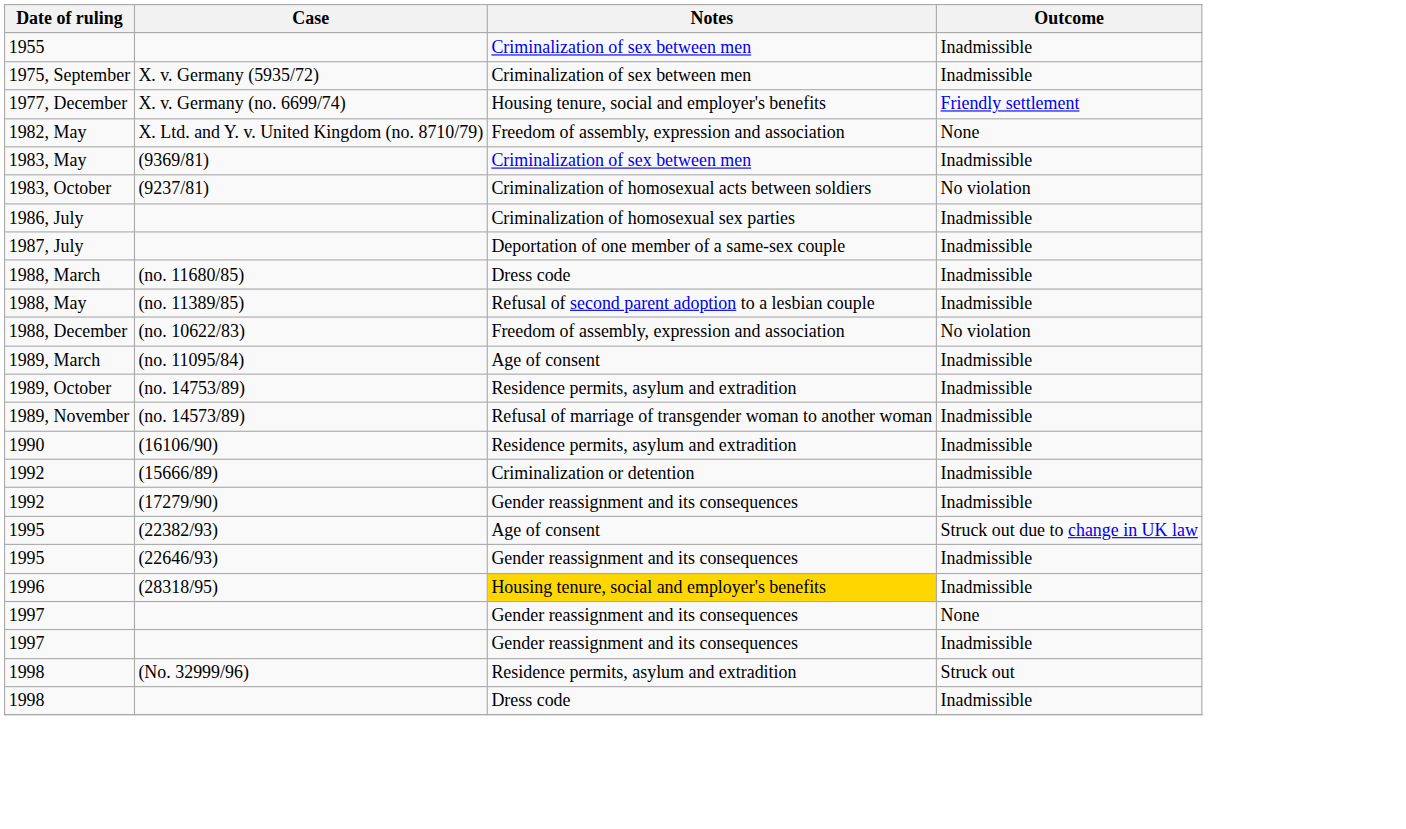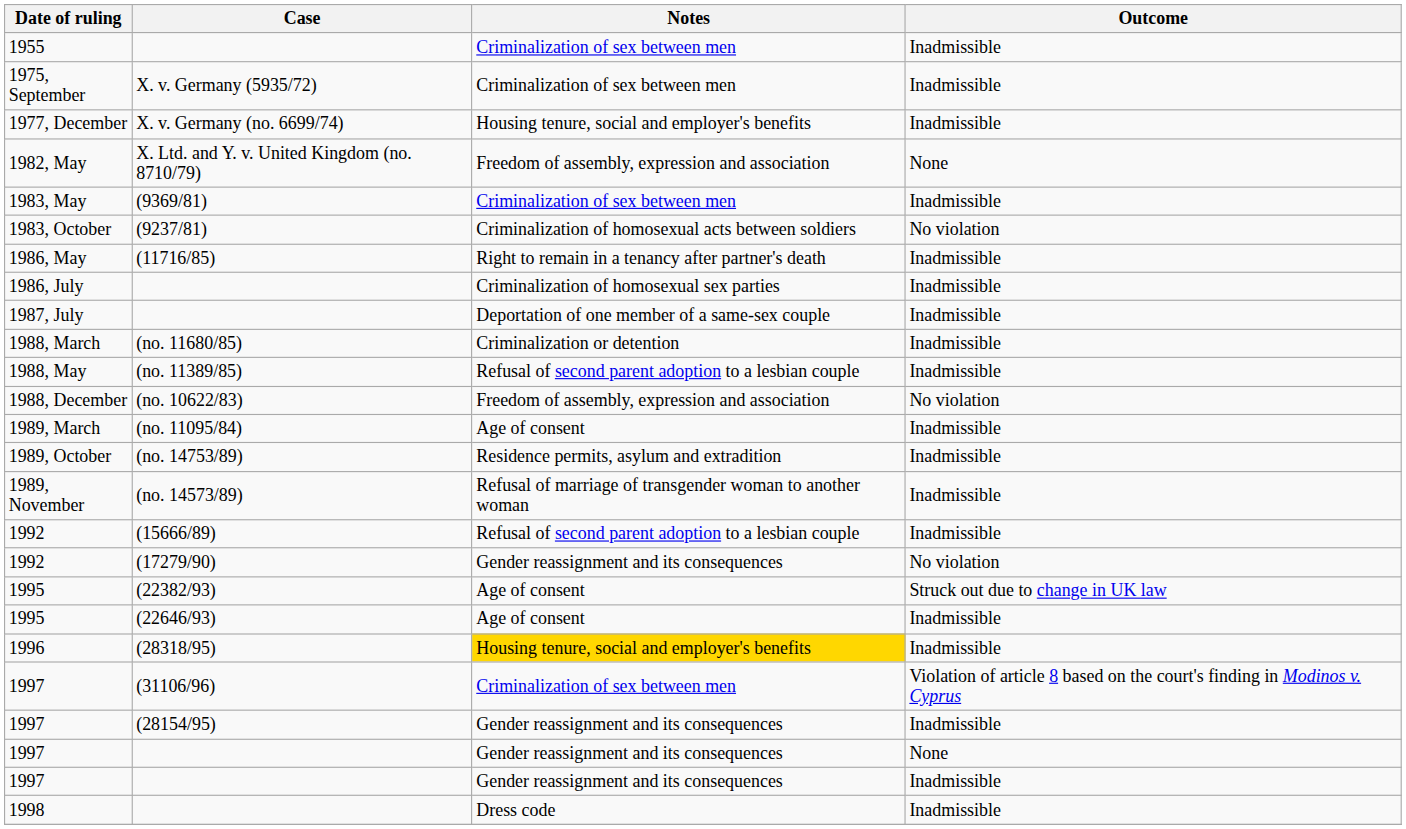(1010, 103) Friendly settlement -> (955, 124) Inadmissible
+ row: (48, 257)
(531, 274) Dress code -> (578, 343) Criminalization or detention
- row: (27, 445)
(593, 473) Criminalization or detention -> (668, 533) Refusal of second parent adoption to a lesbian couple
(986, 501) Inadmissible -> (954, 562) No violation
(645, 558) Gender reassignment and its consequences -> (531, 619) Age of consent
+ row: (27, 686)
+ row: (27, 724)
- row: (27, 672)
